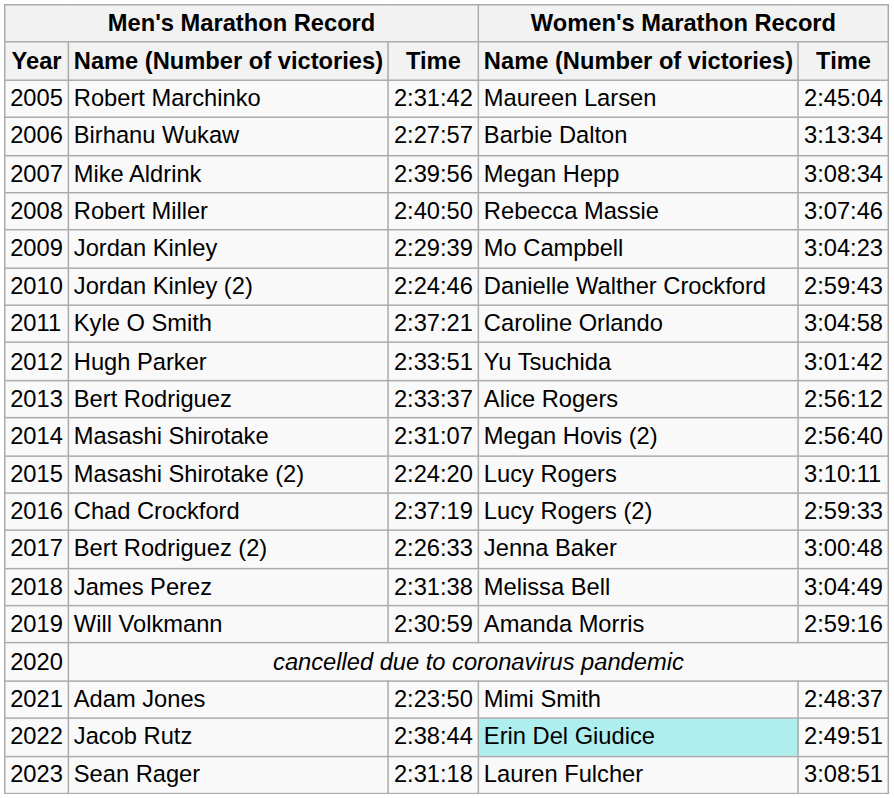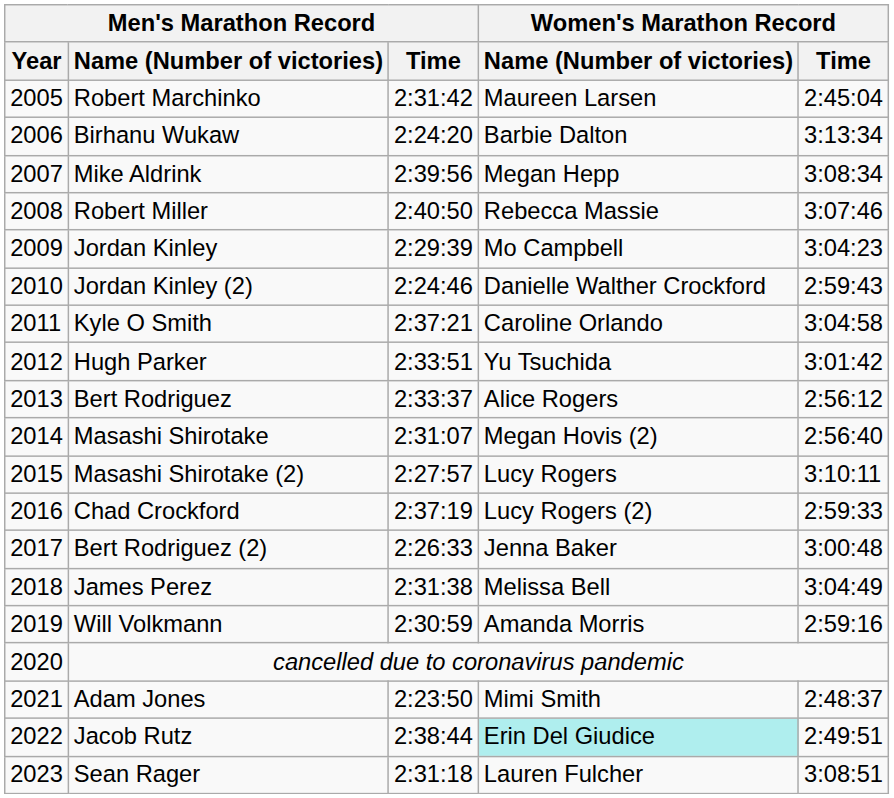(433, 135) 2:27:57 -> (433, 135) 2:24:20
(433, 473) 2:24:20 -> (433, 473) 2:27:57
